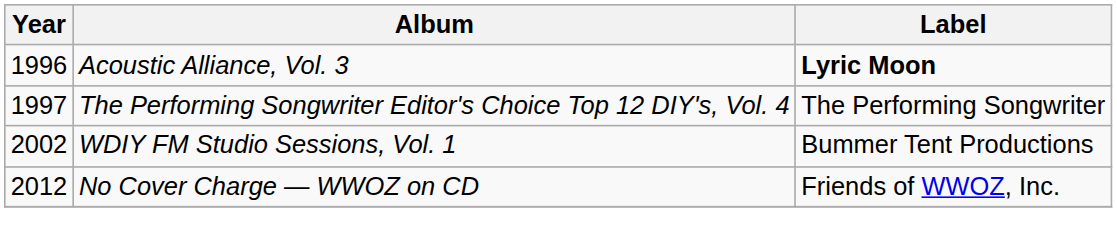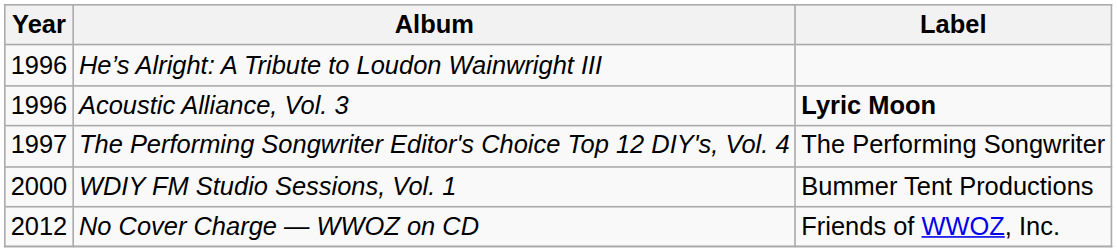+ row: (341, 65)
(39, 145) 2002 -> (39, 186) 2000
